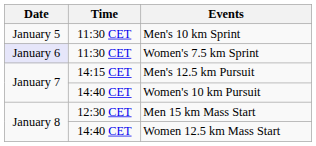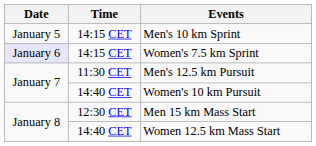(104, 33) 11:30 CET -> (104, 33) 14:15 CET
(104, 53) 11:30 CET -> (104, 53) 14:15 CET
(104, 72) 14:15 CET -> (104, 72) 11:30 CET
